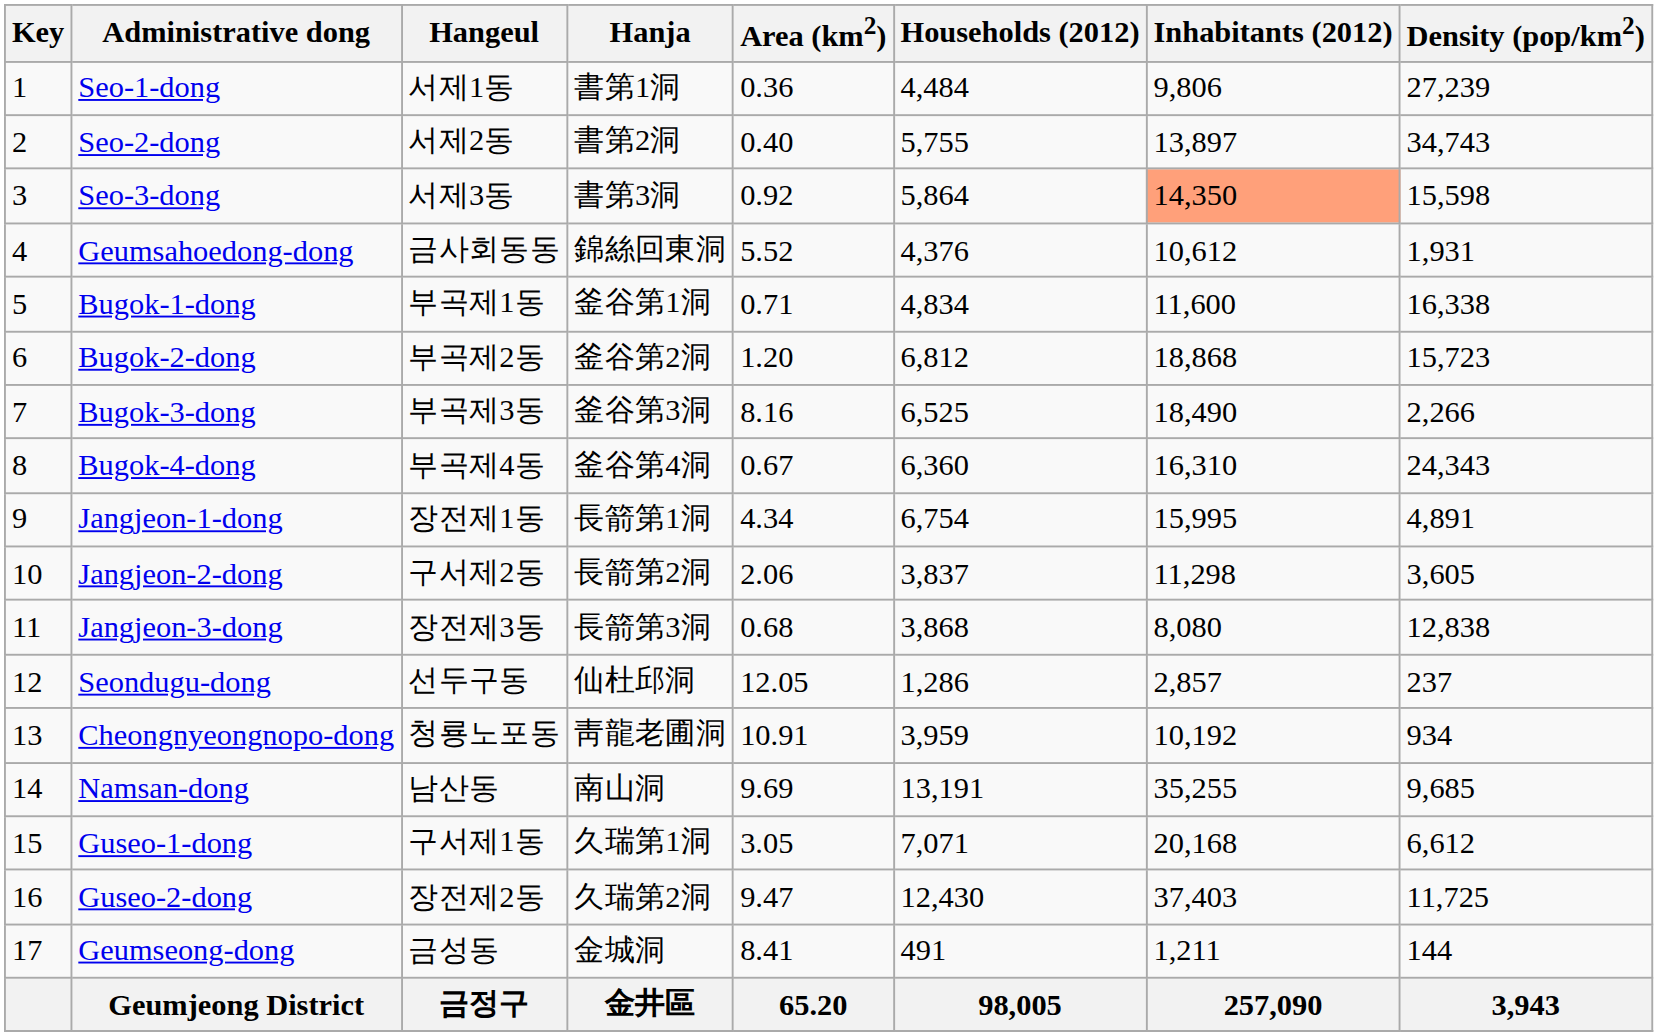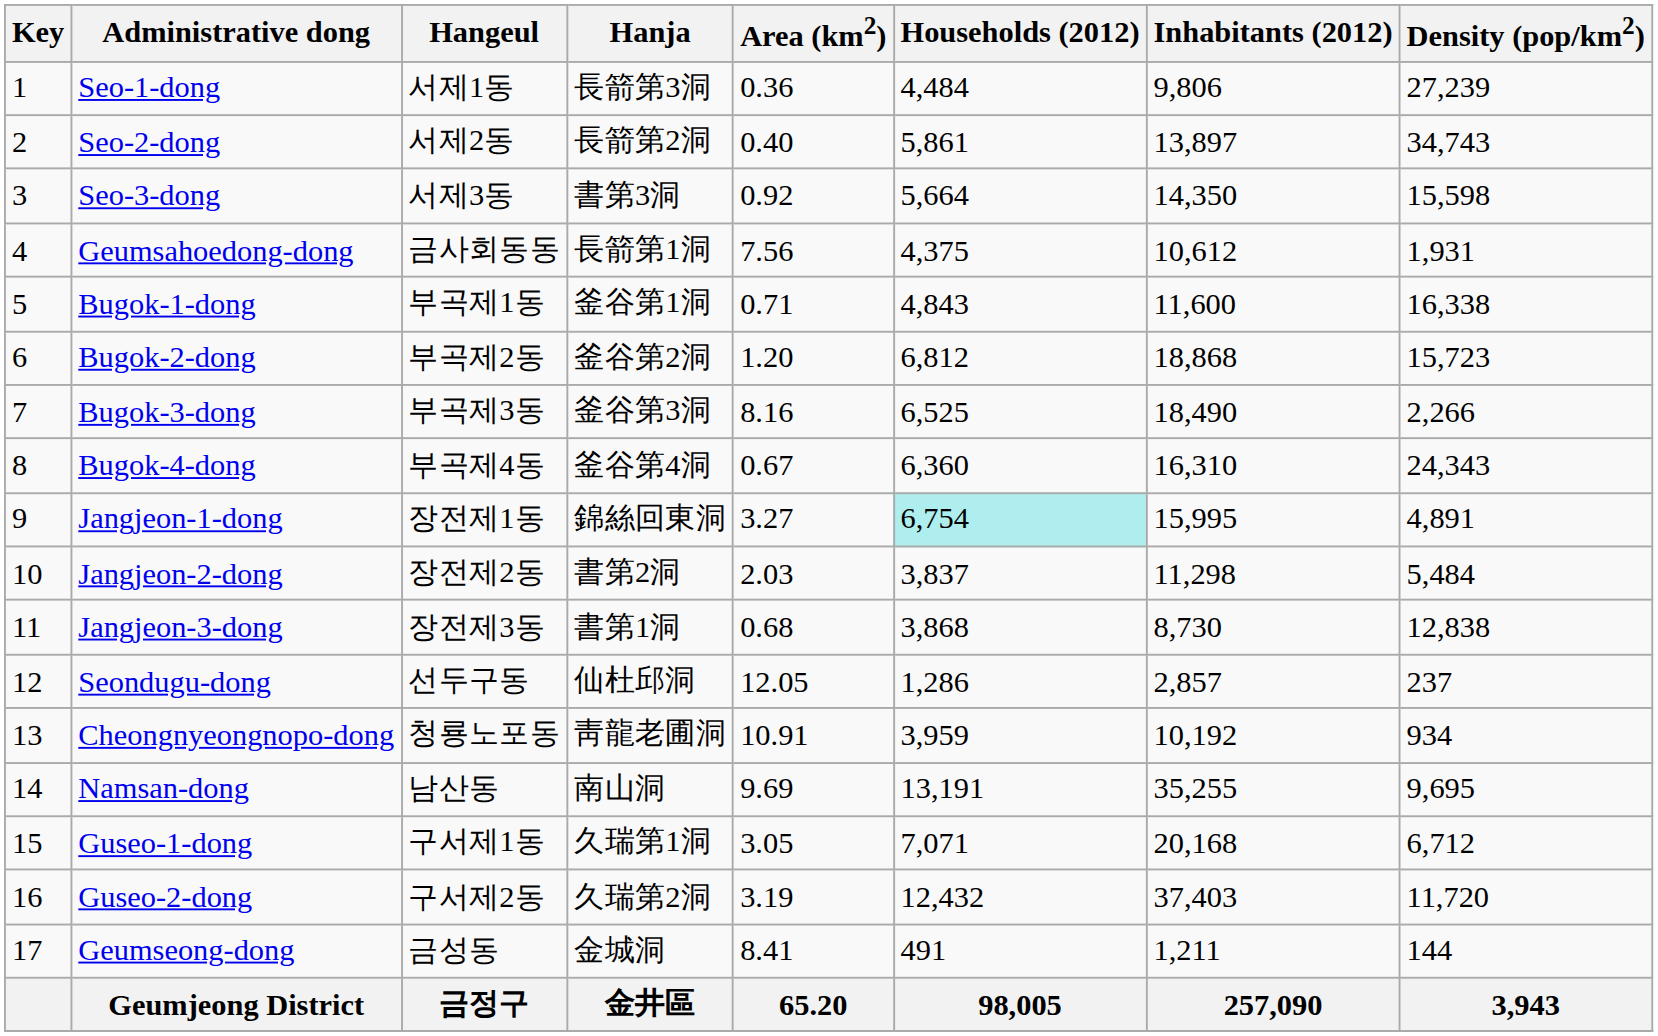(627, 86) 書第1洞 -> (643, 86) 長箭第3洞
(627, 140) 書第2洞 -> (643, 140) 長箭第2洞
(935, 141) 5,755 -> (935, 141) 5,861
(935, 195) 5,864 -> (935, 195) 5,664
(1195, 195) lightsalmon background -> (1195, 195) no background
(650, 248) 錦絲回東洞 -> (643, 248) 長箭第1洞
(767, 249) 5.52 -> (767, 249) 7.56
(935, 249) 4,376 -> (935, 249) 4,375
(935, 303) 4,834 -> (935, 303) 4,843
(643, 518) 長箭第1洞 -> (650, 518) 錦絲回東洞
(767, 519) 4.34 -> (767, 519) 3.27
(935, 519) no background -> (935, 519) paleturquoise background
(477, 572) 구서제2동 -> (477, 572) 장전제2동
(643, 572) 長箭第2洞 -> (627, 572) 書第2洞
(767, 573) 2.06 -> (767, 573) 2.03
(1441, 573) 3,605 -> (1441, 573) 5,484
(643, 626) 長箭第3洞 -> (627, 626) 書第1洞
(1188, 627) 8,080 -> (1188, 627) 8,730
(1441, 788) 9,685 -> (1441, 788) 9,695
(1441, 842) 6,612 -> (1441, 842) 6,712
(477, 895) 장전제2동 -> (477, 895) 구서제2동
(767, 896) 9.47 -> (767, 896) 3.19
(942, 896) 12,430 -> (942, 896) 12,432
(1448, 896) 11,725 -> (1448, 896) 11,720
